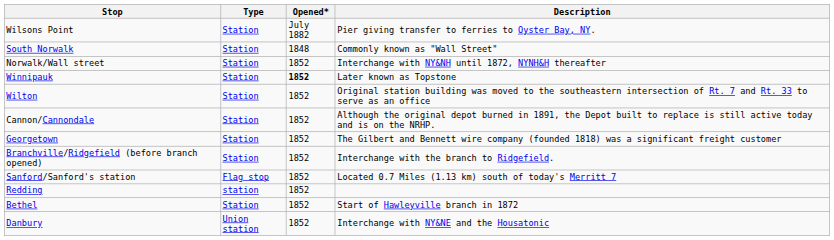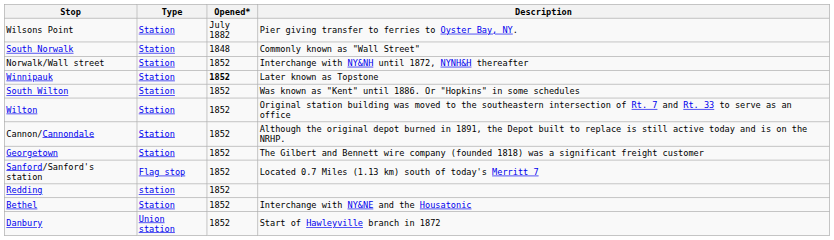+ row: (37, 91)
- row: (102, 158)
(428, 205) Start of Hawleyville branch in 1872 -> (366, 205) Interchange with NY&NE and the Housatonic
(443, 224) Interchange with NY&NE and the Housatonic -> (350, 224) Start of Hawleyville branch in 1872
